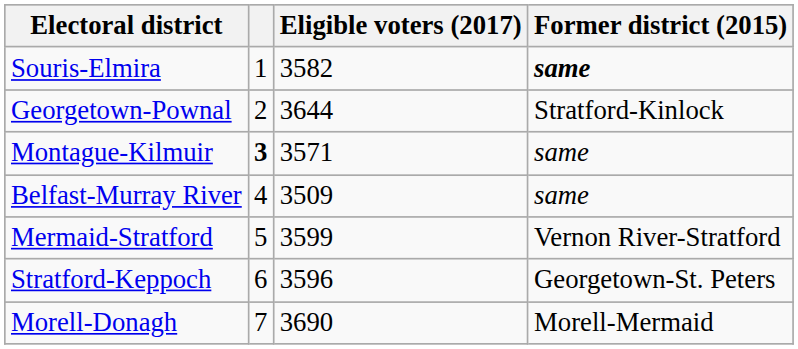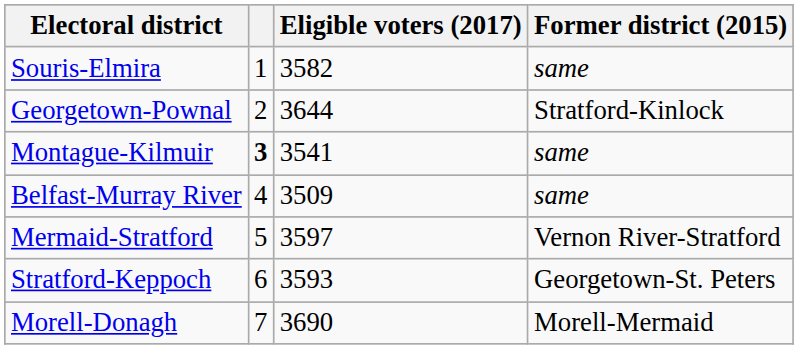(562, 68) bold -> (561, 68) normal
(306, 152) 3571 -> (306, 152) 3541
(306, 237) 3599 -> (306, 237) 3597
(306, 279) 3596 -> (306, 279) 3593
